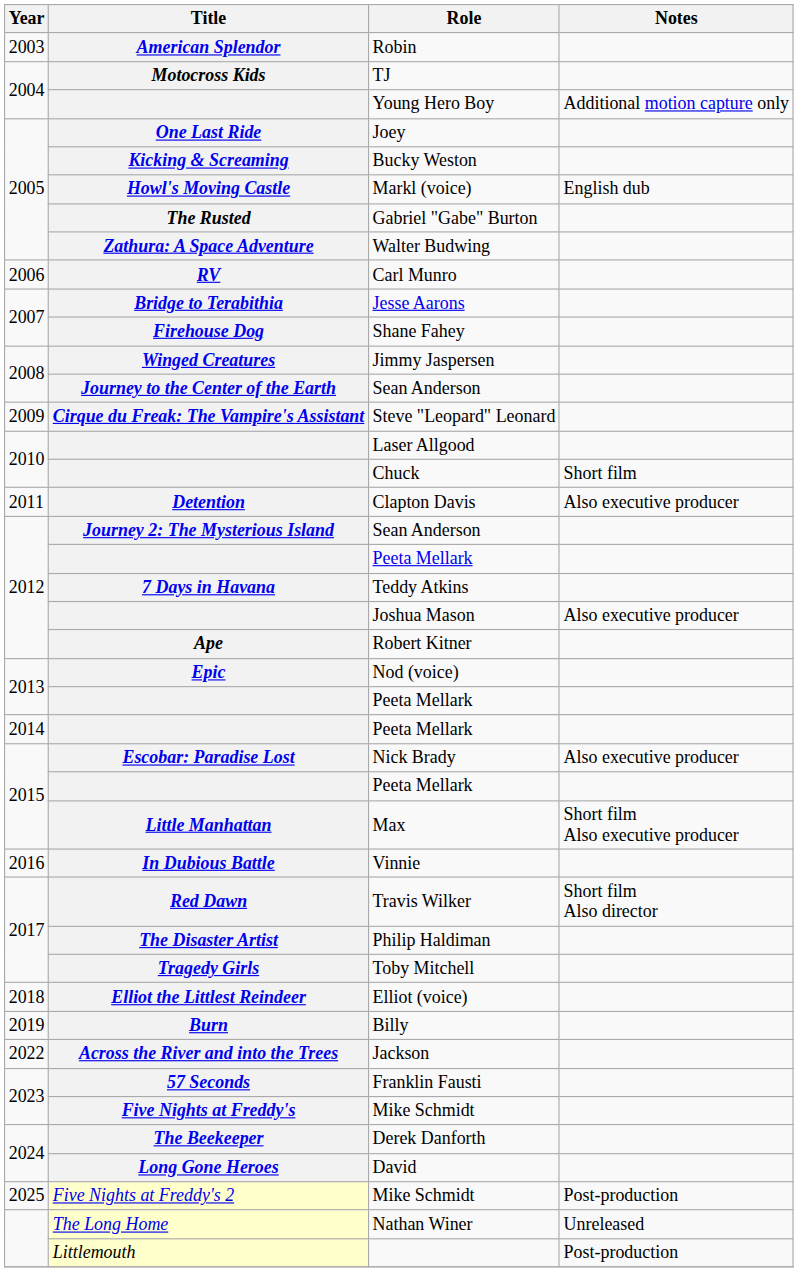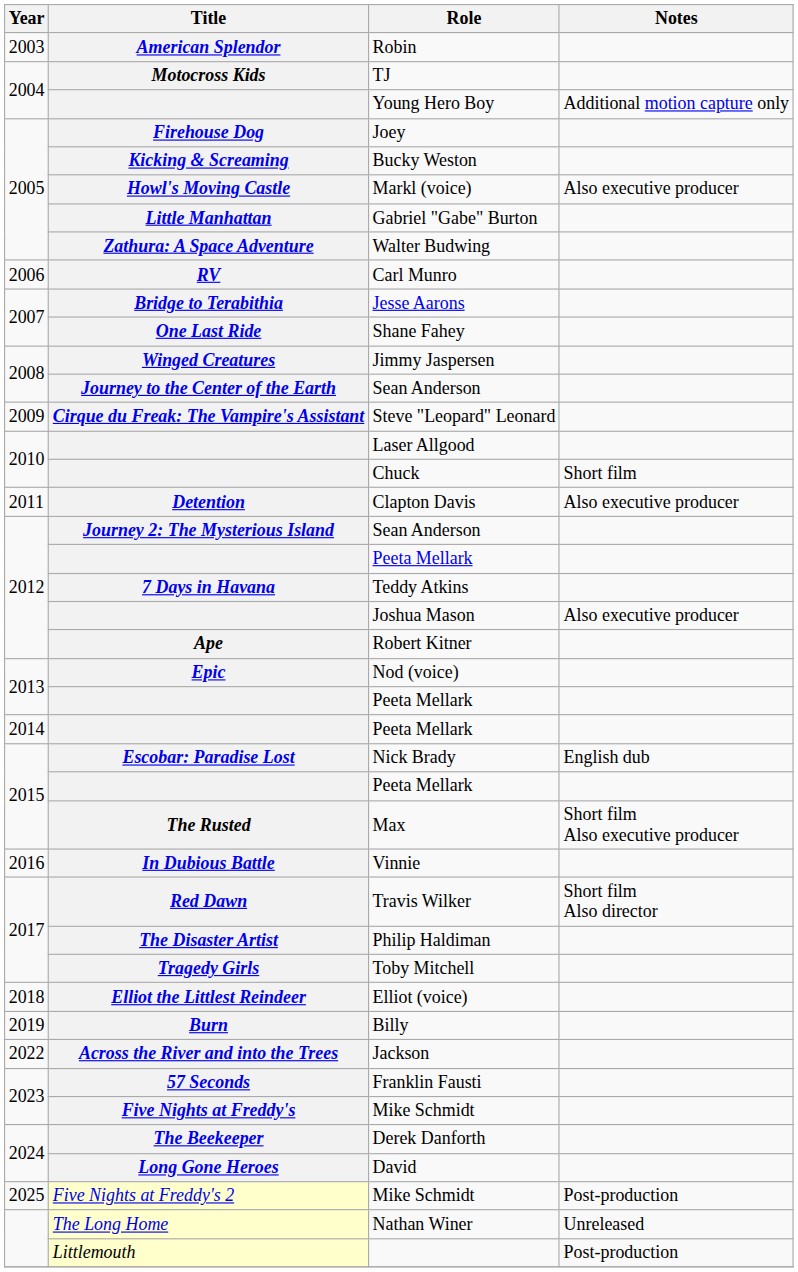(209, 132) One Last Ride -> (209, 132) Firehouse Dog
(607, 189) English dub -> (651, 189) Also executive producer
(209, 217) The Rusted -> (209, 217) Little Manhattan
(209, 331) Firehouse Dog -> (209, 331) One Last Ride
(651, 757) Also executive producer -> (607, 757) English dub
(209, 824) Little Manhattan -> (209, 824) The Rusted
